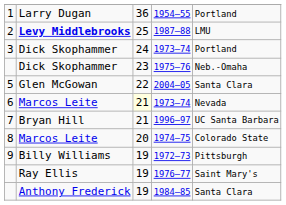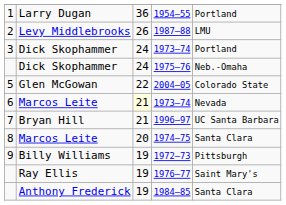(75, 31) bold -> (75, 31) normal
(142, 31) 25 -> (142, 31) 26
(142, 67) 23 -> (142, 67) 24
(224, 85) Santa Clara -> (232, 85) Colorado State
(232, 138) Colorado State -> (224, 138) Santa Clara
